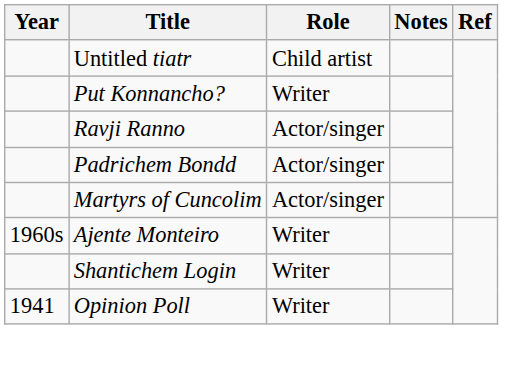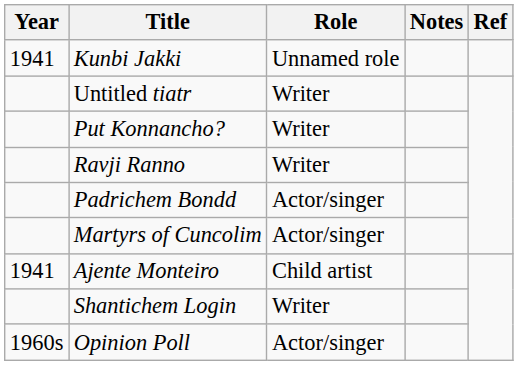+ row: (128, 57)
(322, 57) Child artist -> (301, 93) Writer
(328, 128) Actor/singer -> (301, 164) Writer
(37, 235) 1960s -> (32, 270) 1941
(301, 235) Writer -> (322, 270) Child artist
(32, 306) 1941 -> (37, 341) 1960s
(301, 306) Writer -> (328, 341) Actor/singer
